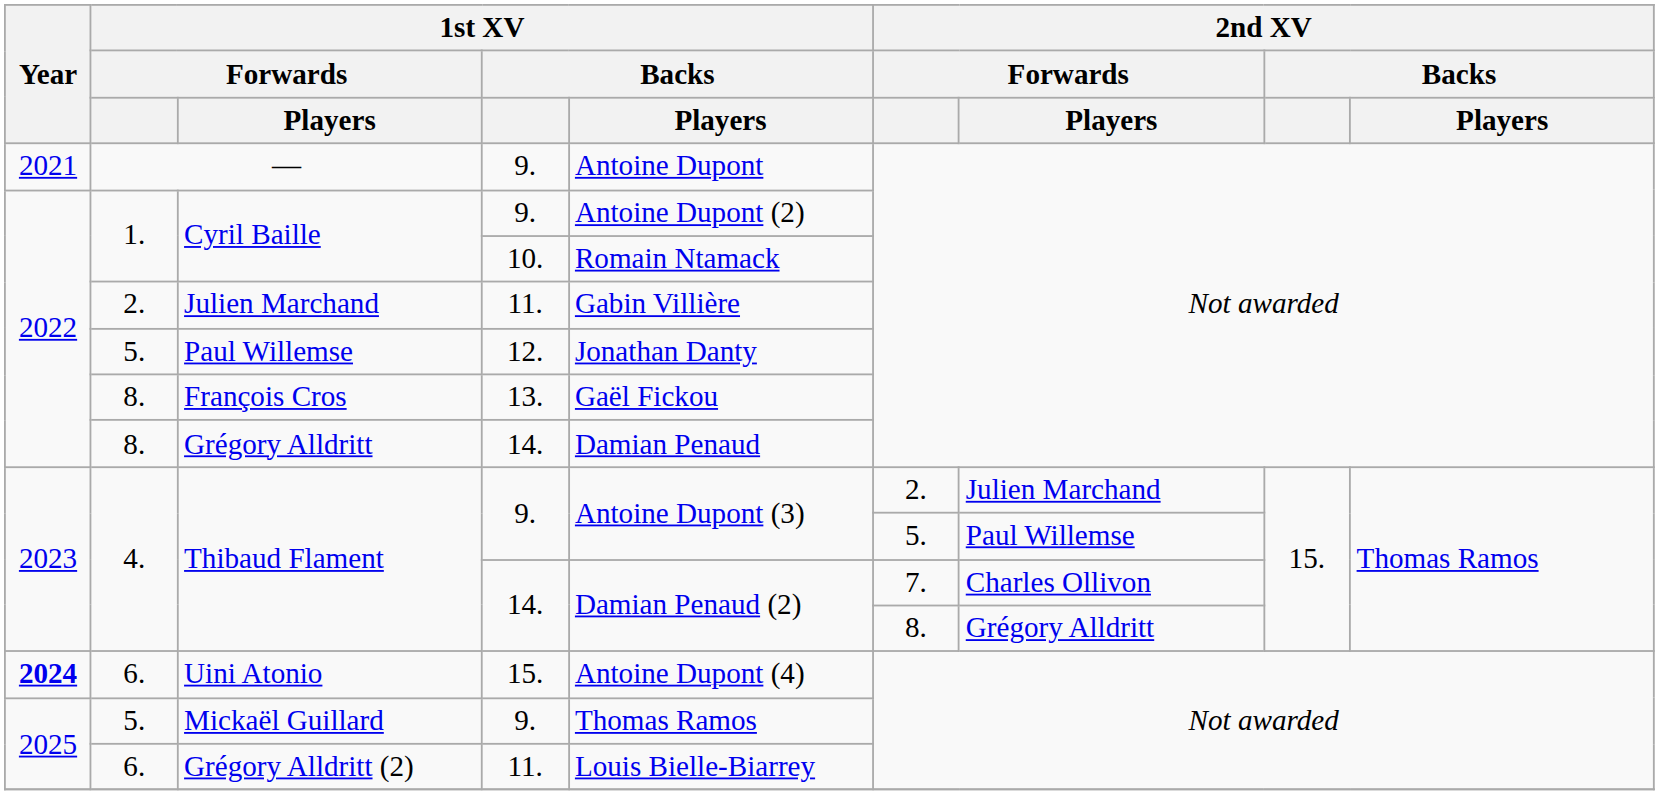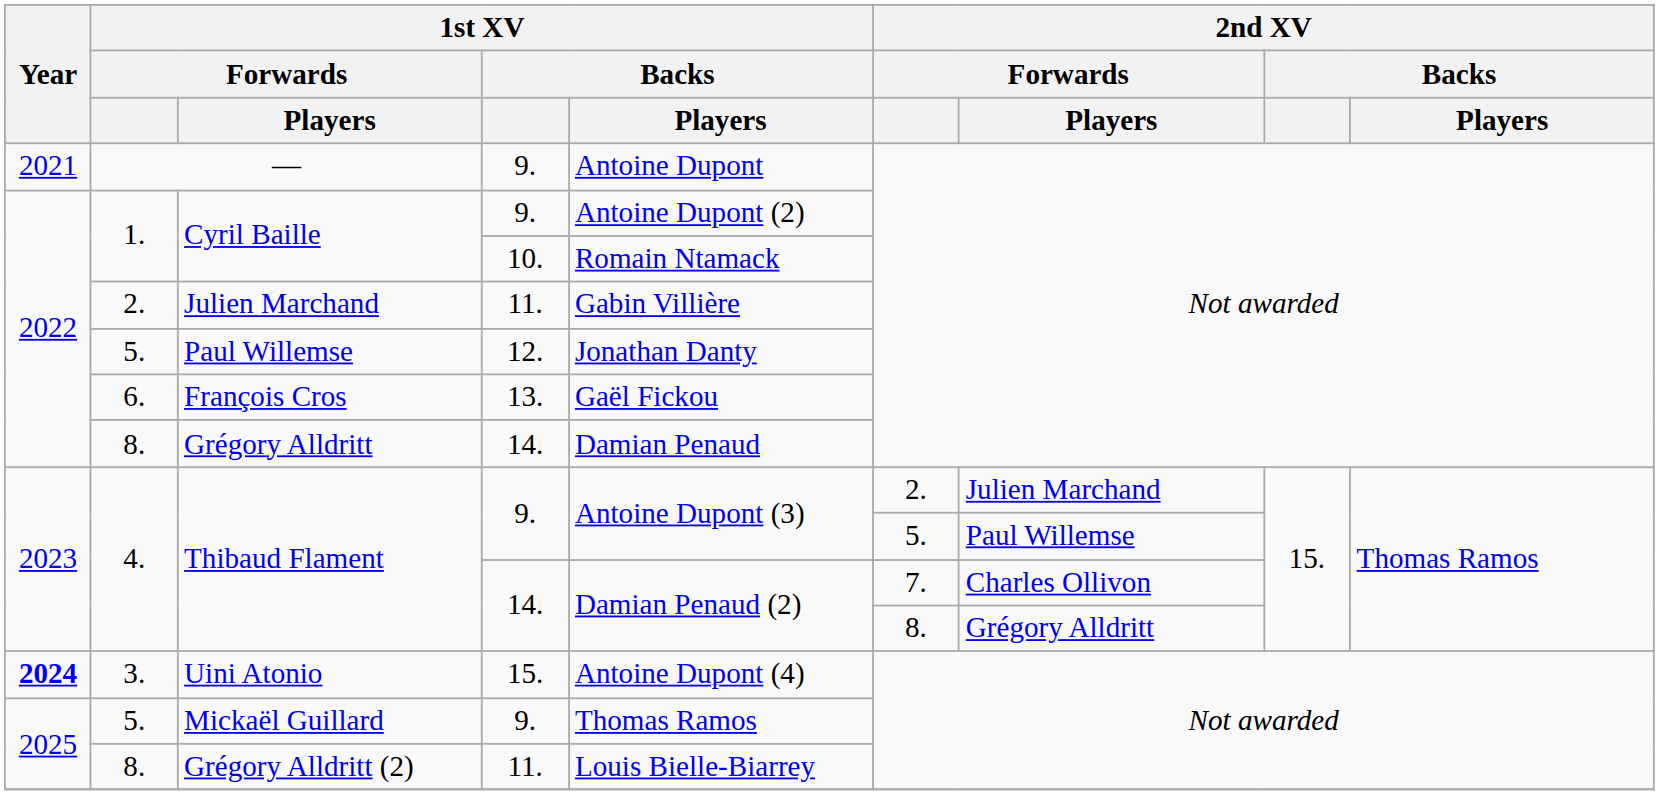(134, 397) 8. -> (134, 397) 6.
(134, 674) 6. -> (134, 674) 3.
(134, 766) 6. -> (134, 766) 8.
